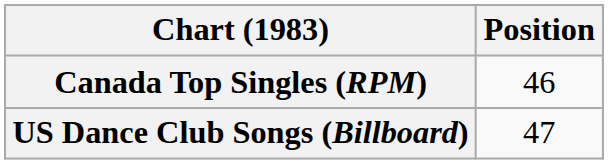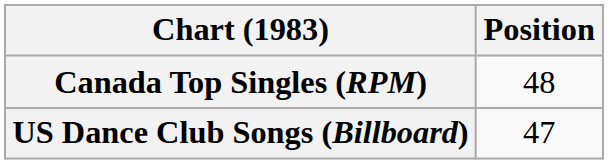(539, 81) 46 -> (539, 81) 48
